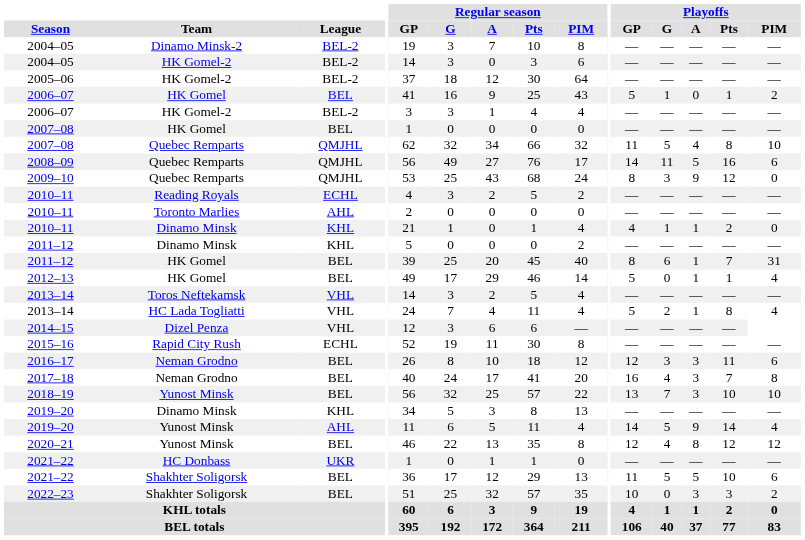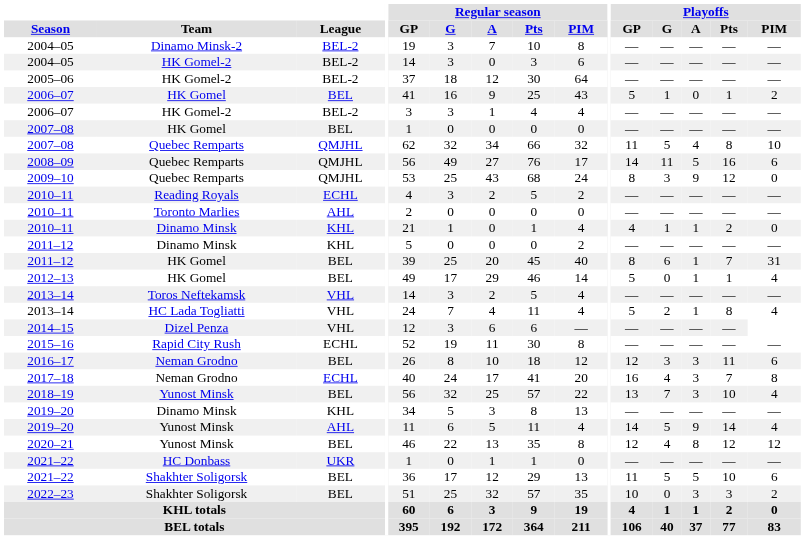(340, 377) BEL -> (340, 377) ECHL
(774, 394) 10 -> (774, 394) 4
